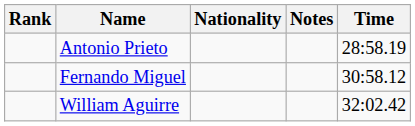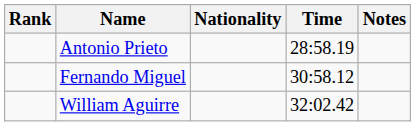columns swapped: (374, 18) <-> (312, 18)
